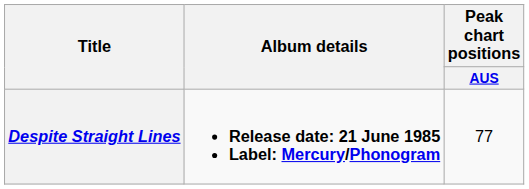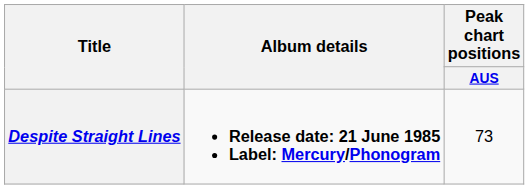(484, 136) 77 -> (484, 136) 73
